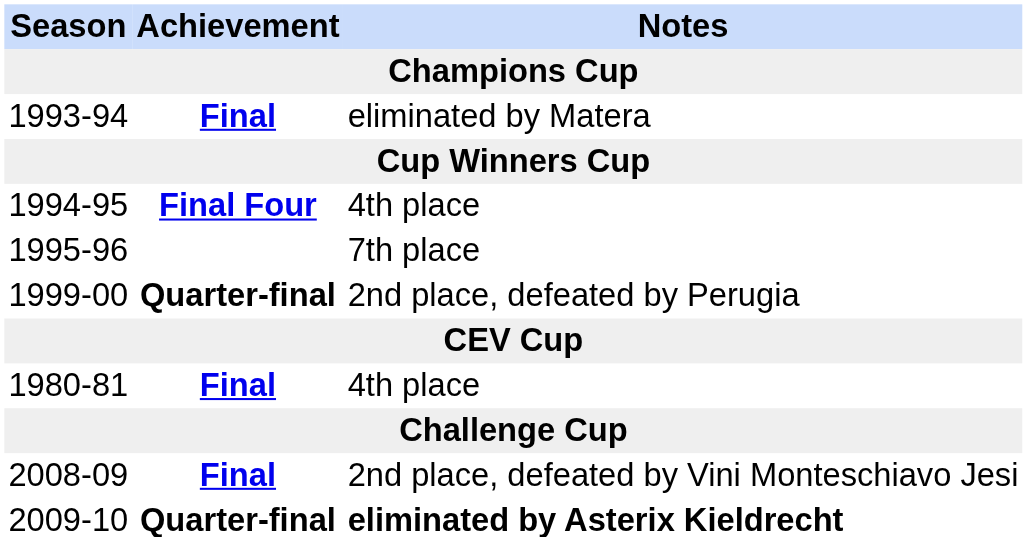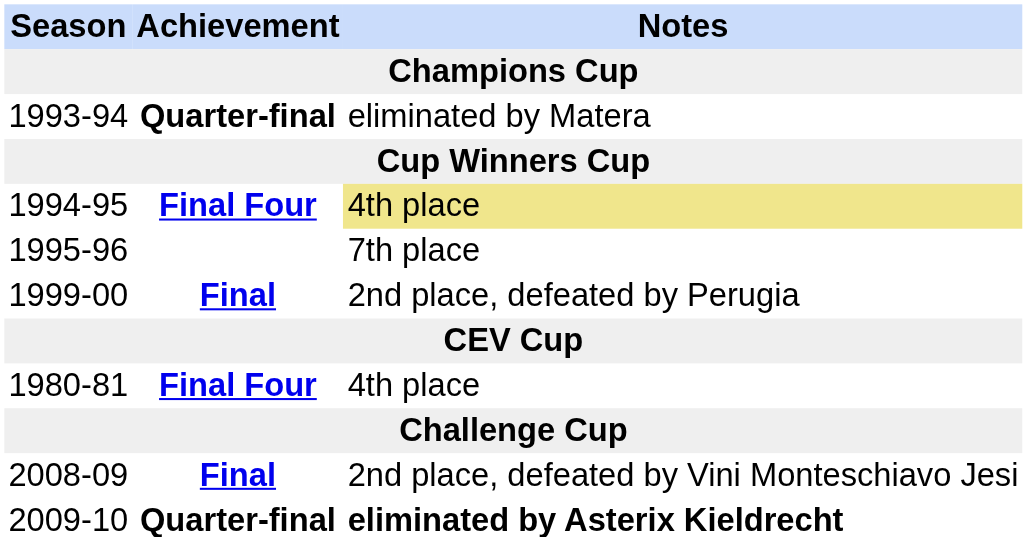(238, 115) Final -> (238, 115) Quarter-final
(414, 205) no background -> (414, 205) khaki background
(238, 295) Quarter-final -> (238, 295) Final
(238, 385) Final -> (238, 385) Final Four
